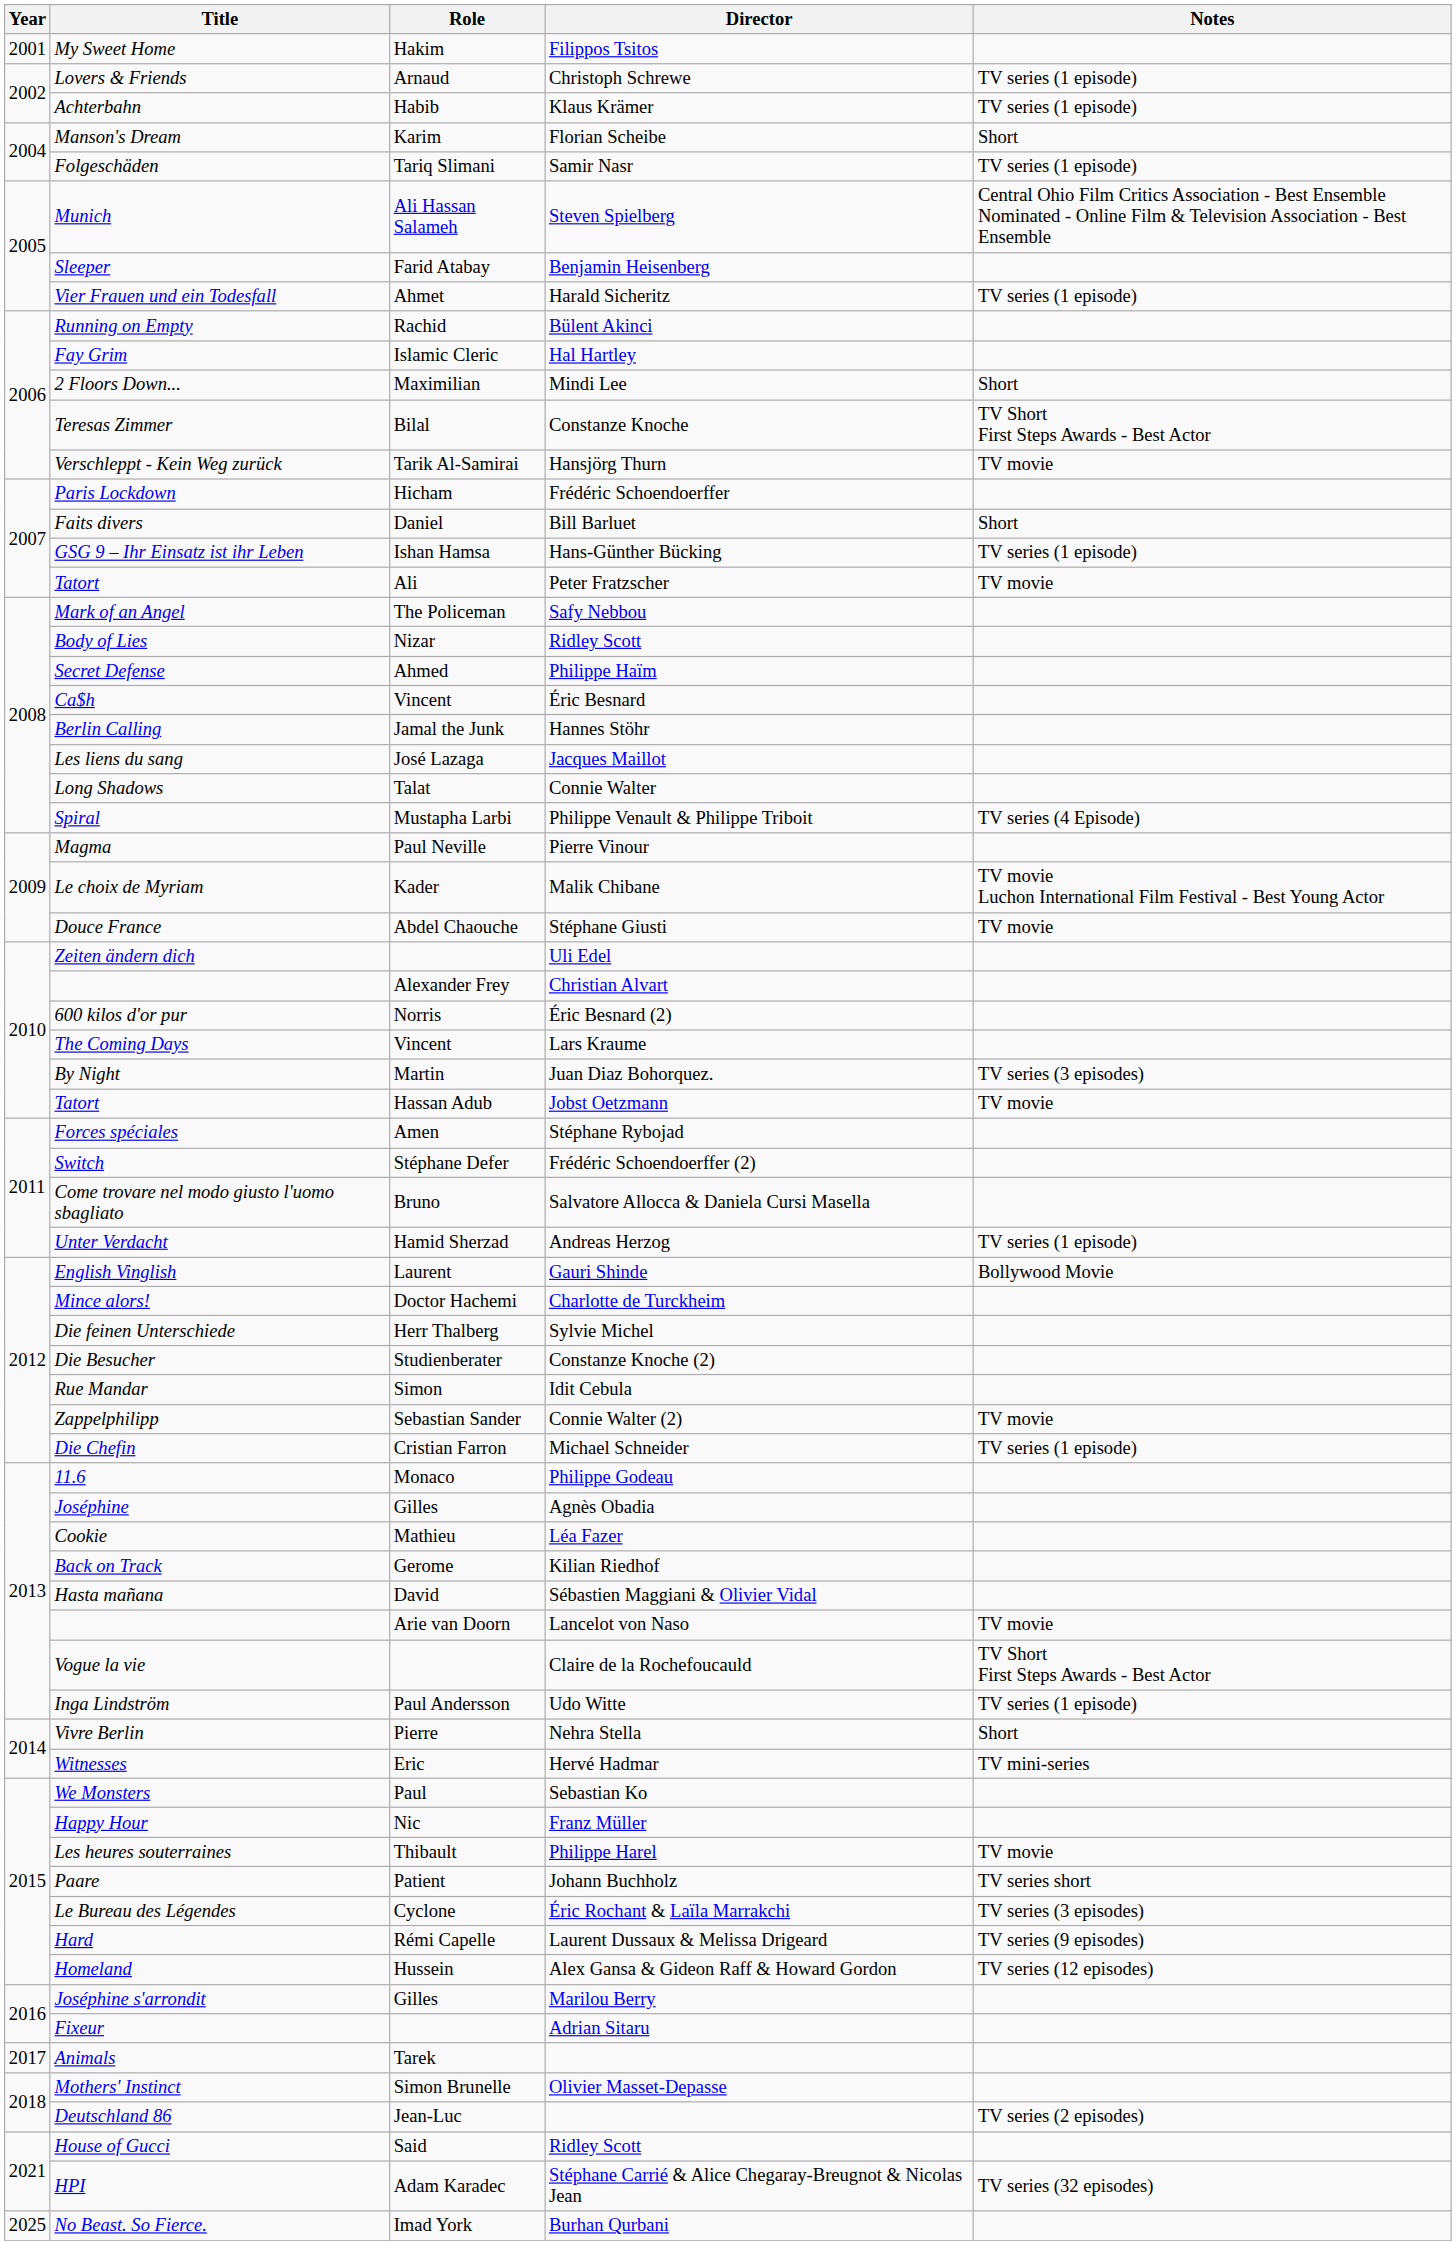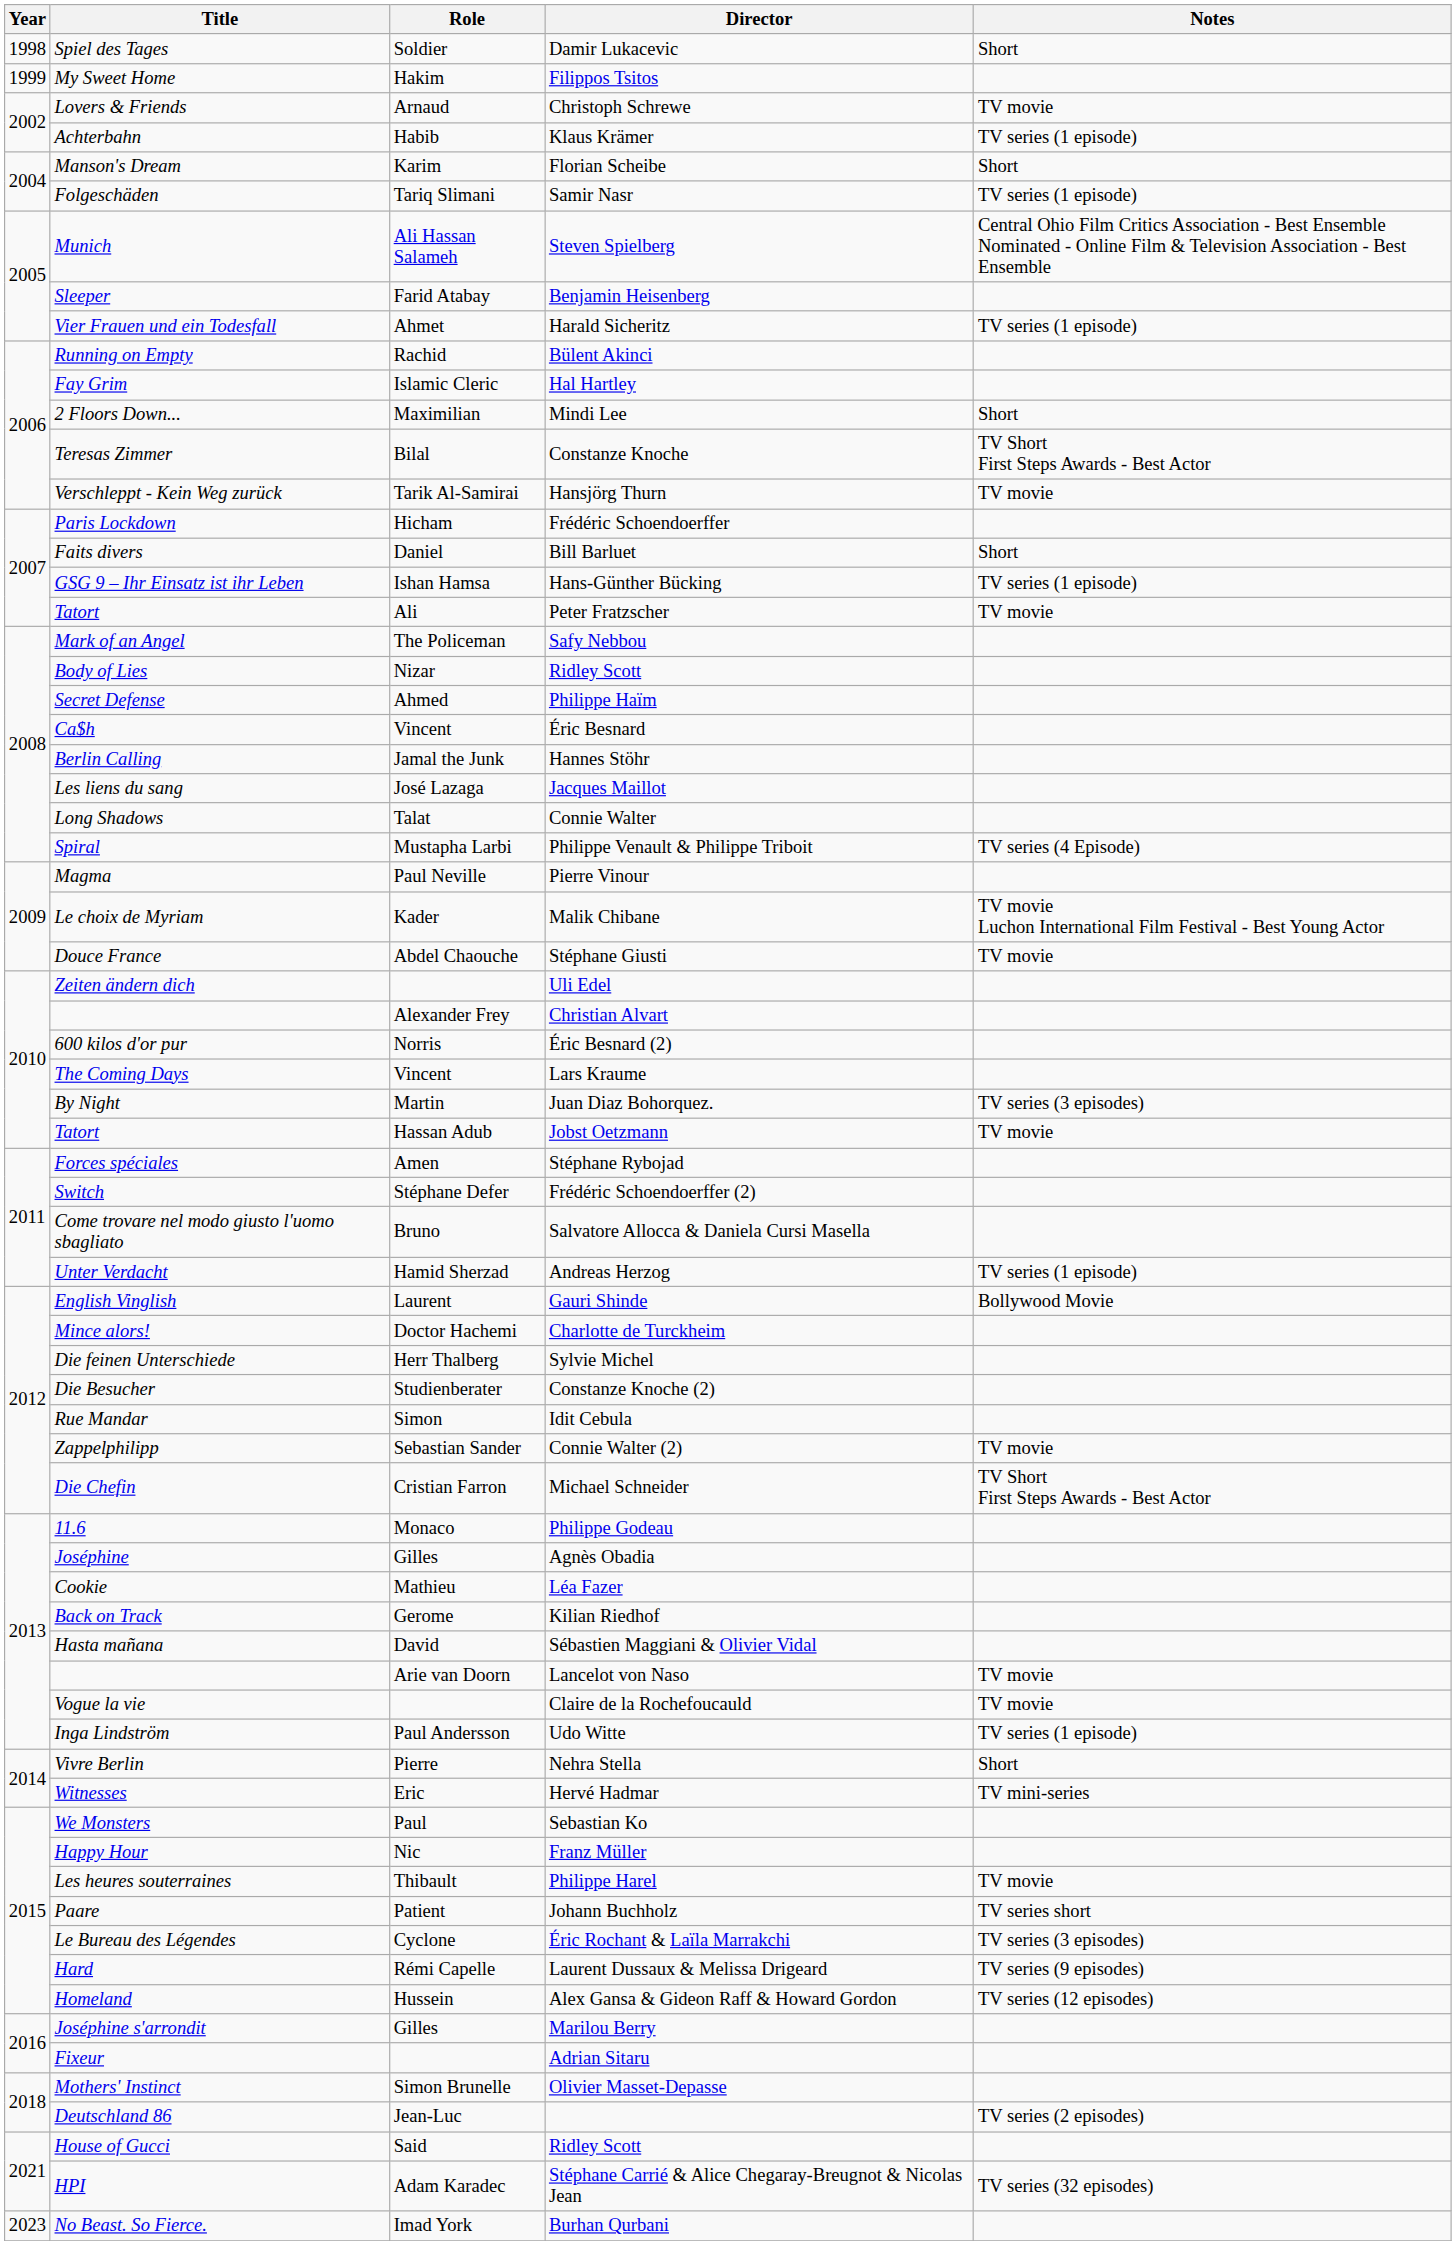+ row: (111, 48)
(27, 48) 2001 -> (27, 78) 1999
(1057, 78) TV series (1 episode) -> (1016, 107) TV movie
(1057, 1448) TV series (1 episode) -> (1094, 1488) TV Short First Steps Awards - Best Actor
(1094, 1664) TV Short First Steps Awards - Best Actor -> (1016, 1704) TV movie
- row: (85, 2057)
(27, 2225) 2025 -> (27, 2225) 2023
